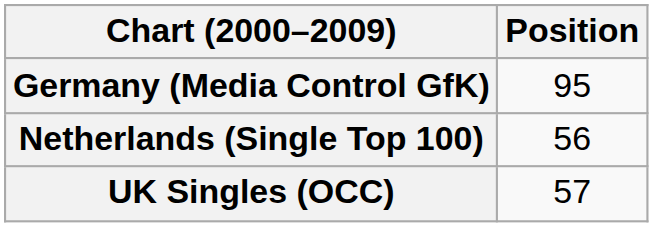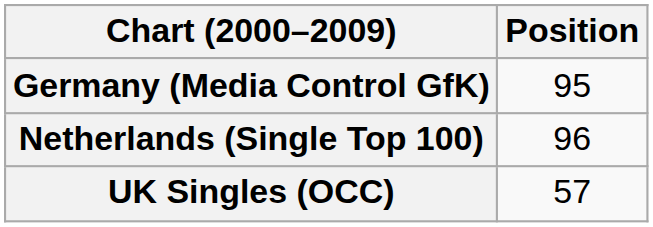(572, 138) 56 -> (572, 138) 96
